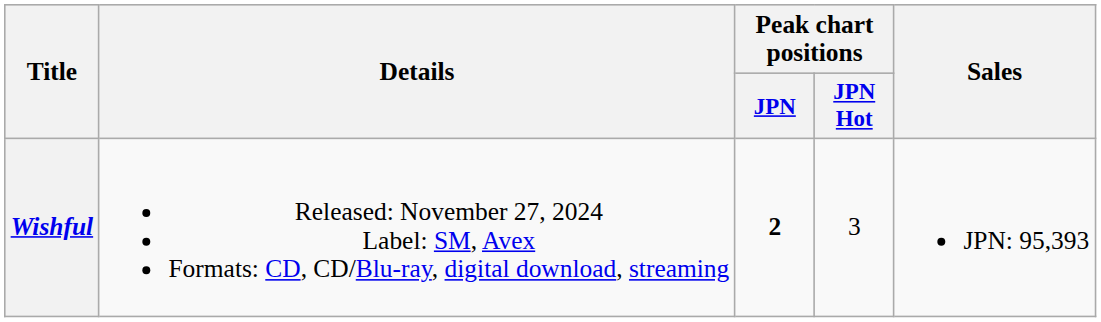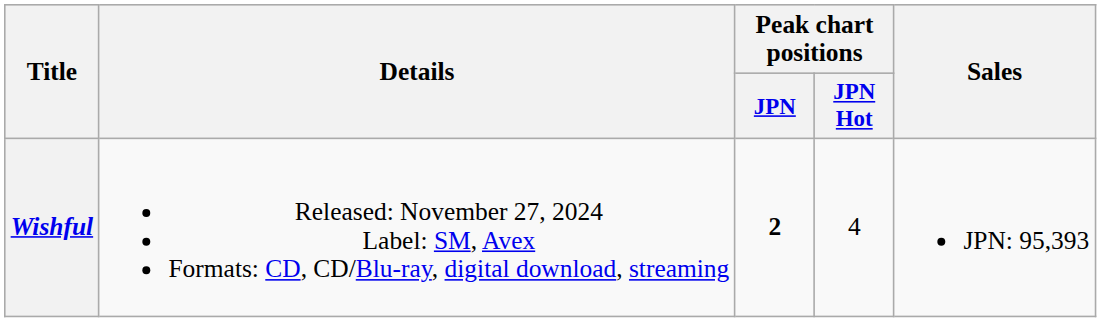(854, 226) 3 -> (854, 226) 4
